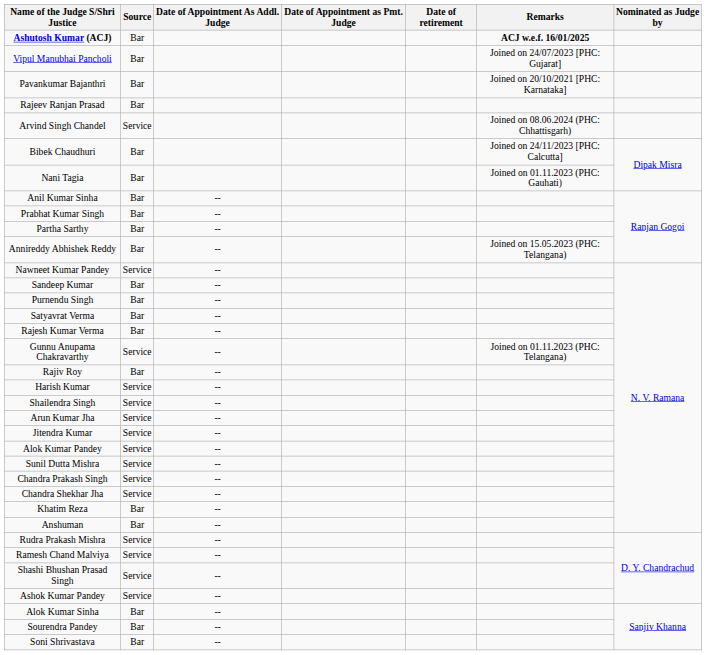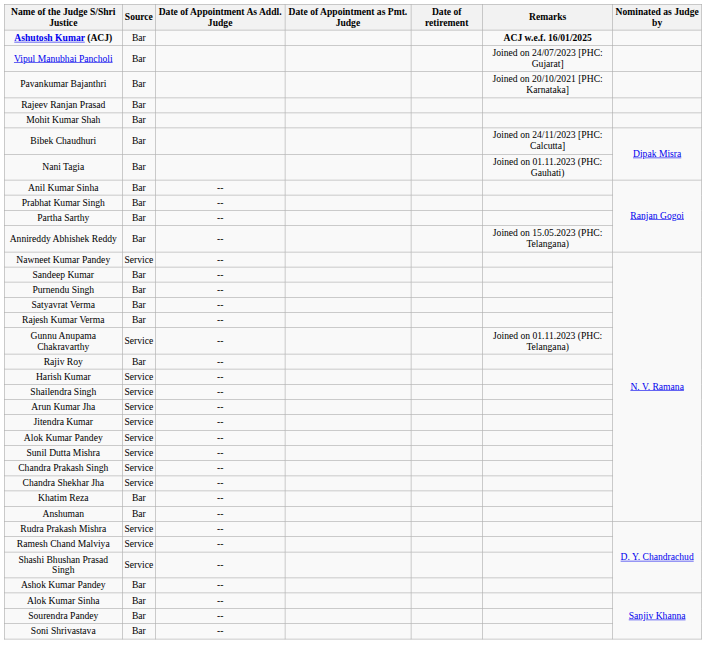+ row: (63, 120)
- row: (62, 126)
(137, 596) Service -> (139, 585) Bar
